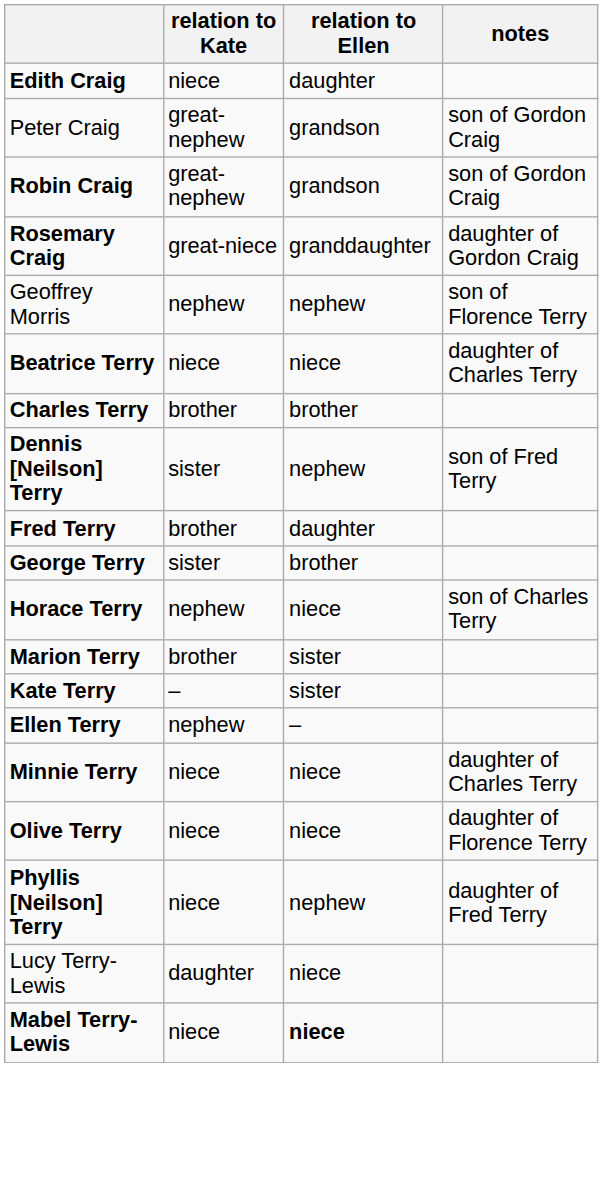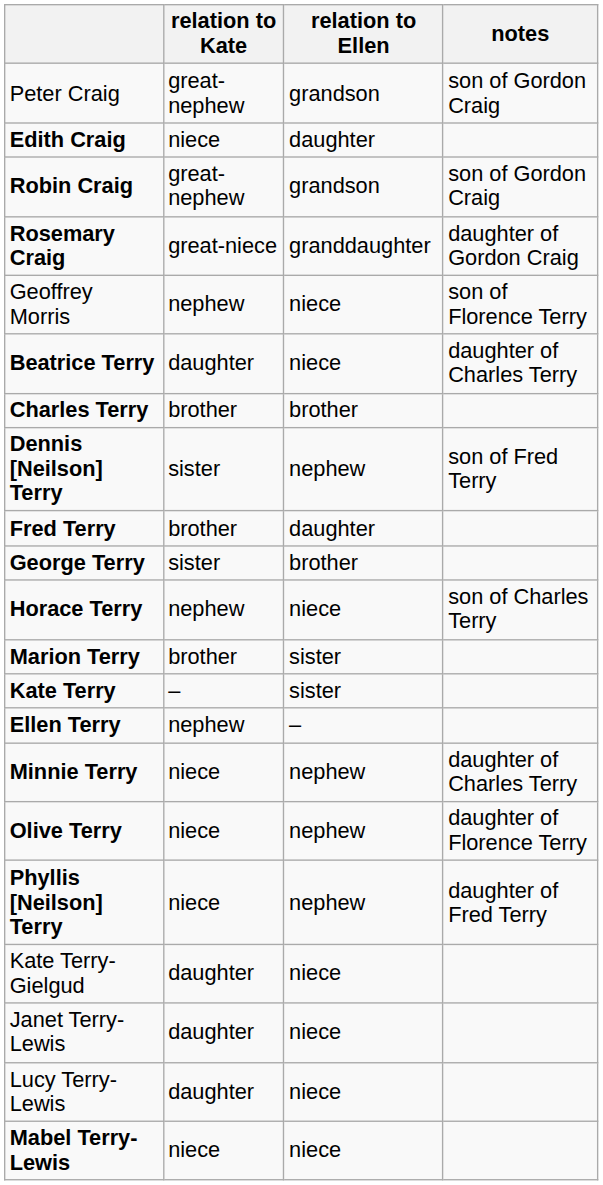rows swapped: (68, 80) <-> (65, 127)
(327, 304) nephew -> (315, 304) niece
(194, 363) niece -> (211, 363) daughter
(315, 771) niece -> (327, 771) nephew
(315, 830) niece -> (327, 830) nephew
+ row: (63, 973)
+ row: (67, 1032)
(317, 1032) bold -> (315, 1150) normal
